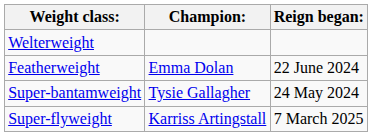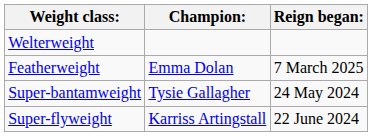(316, 67) 22 June 2024 -> (319, 67) 7 March 2025
(319, 118) 7 March 2025 -> (316, 118) 22 June 2024
